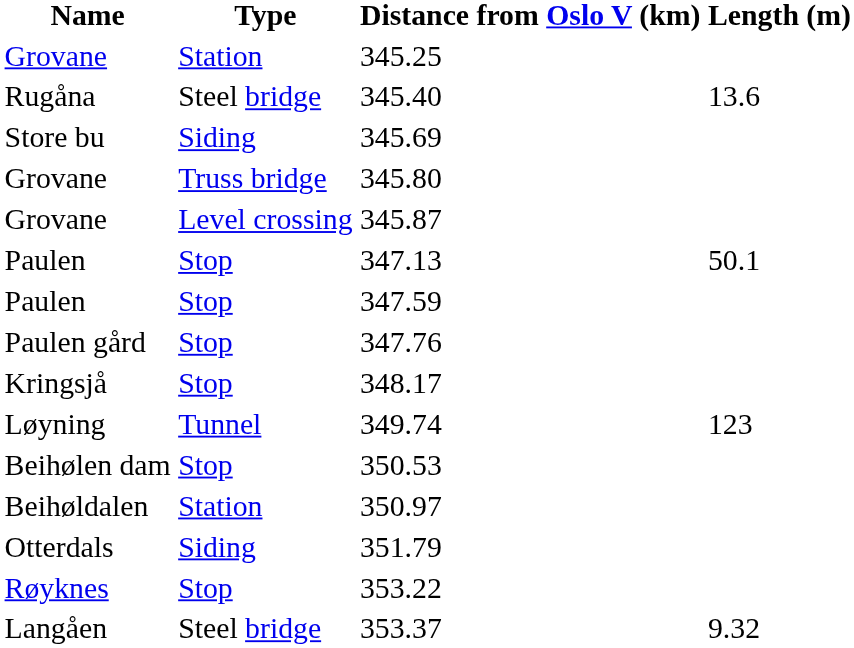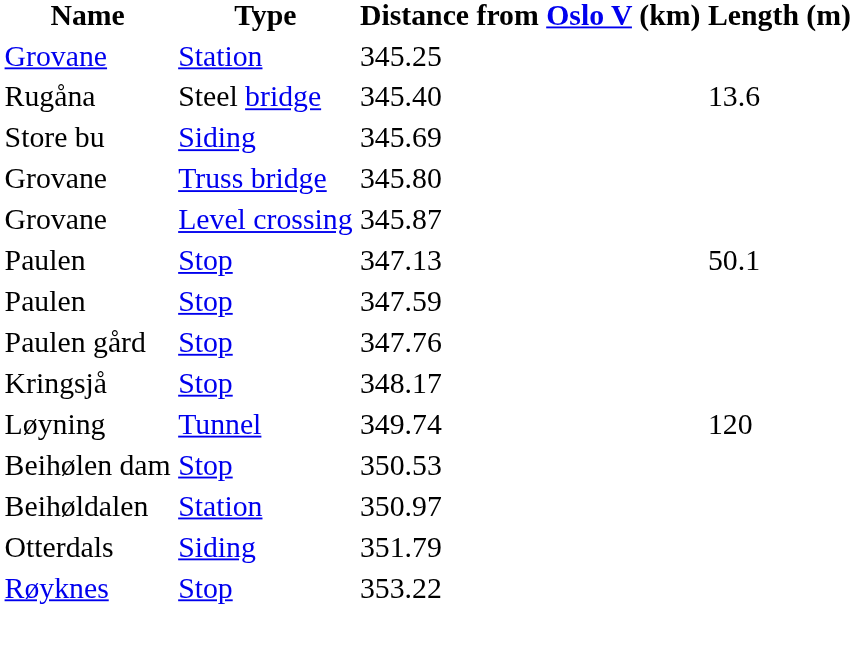(730, 424) 123 -> (730, 424) 120
- row: (401, 628)
